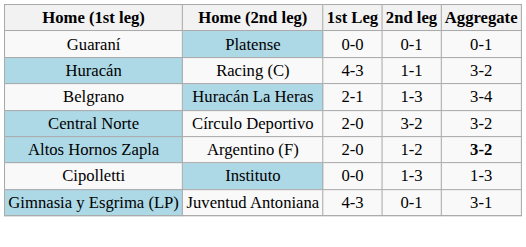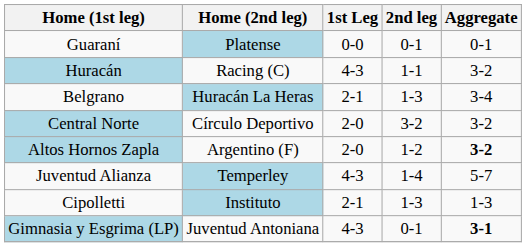+ row: (94, 176)
(353, 176) 0-0 -> (353, 202) 2-1
(481, 202) normal -> (481, 228) bold
